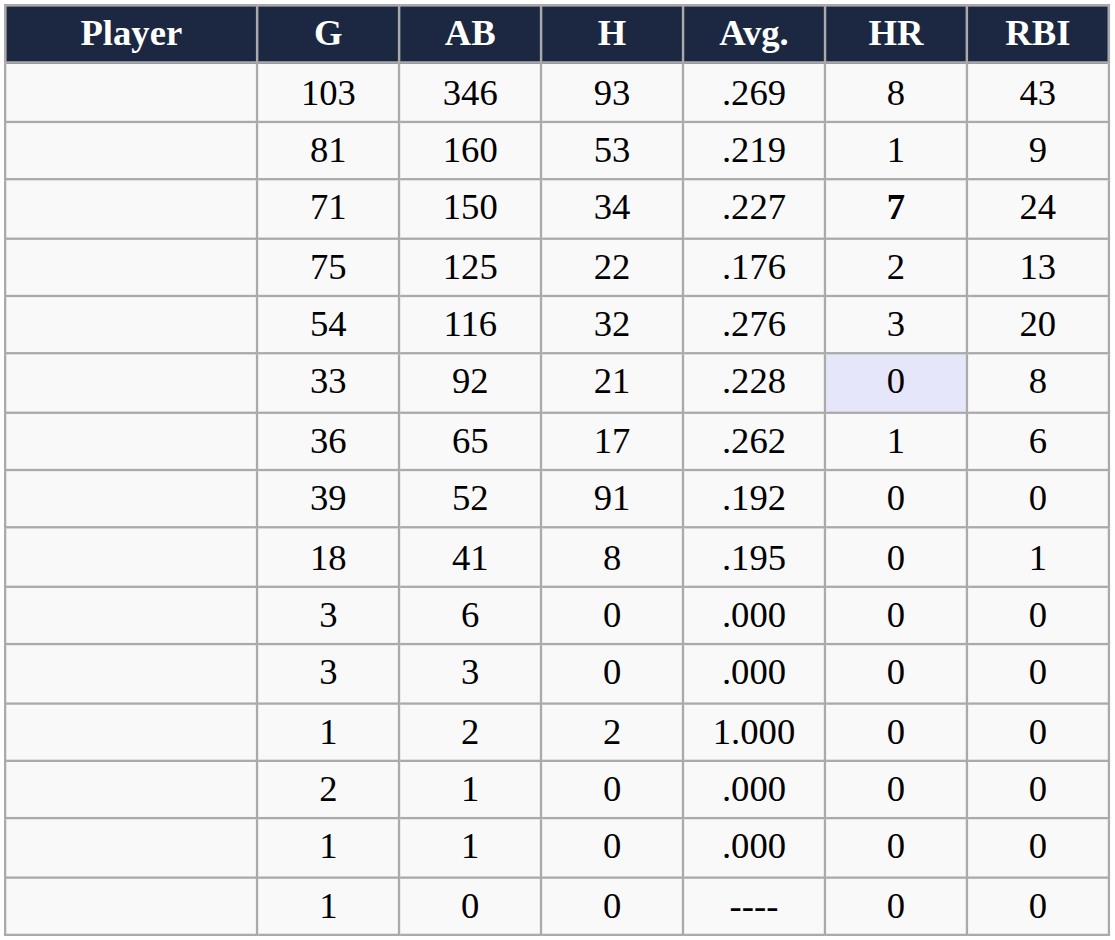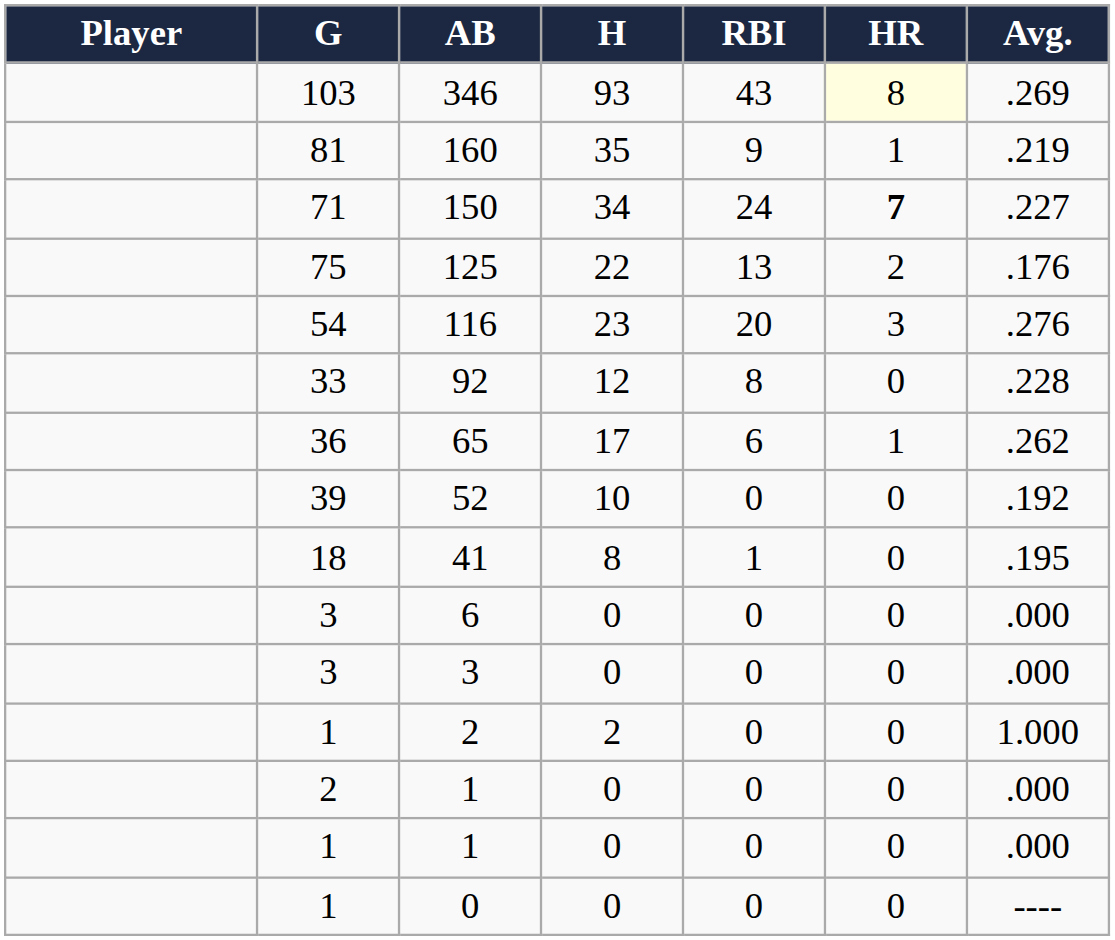columns swapped: (754, 33) <-> (1038, 33)
(896, 91) no background -> (896, 91) lightyellow background
(612, 149) 53 -> (612, 149) 35
(612, 324) 32 -> (612, 324) 23
(612, 382) 21 -> (612, 382) 12
(896, 382) lavender background -> (896, 382) no background
(612, 498) 91 -> (612, 498) 10
